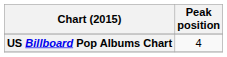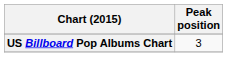(199, 43) 4 -> (199, 43) 3
